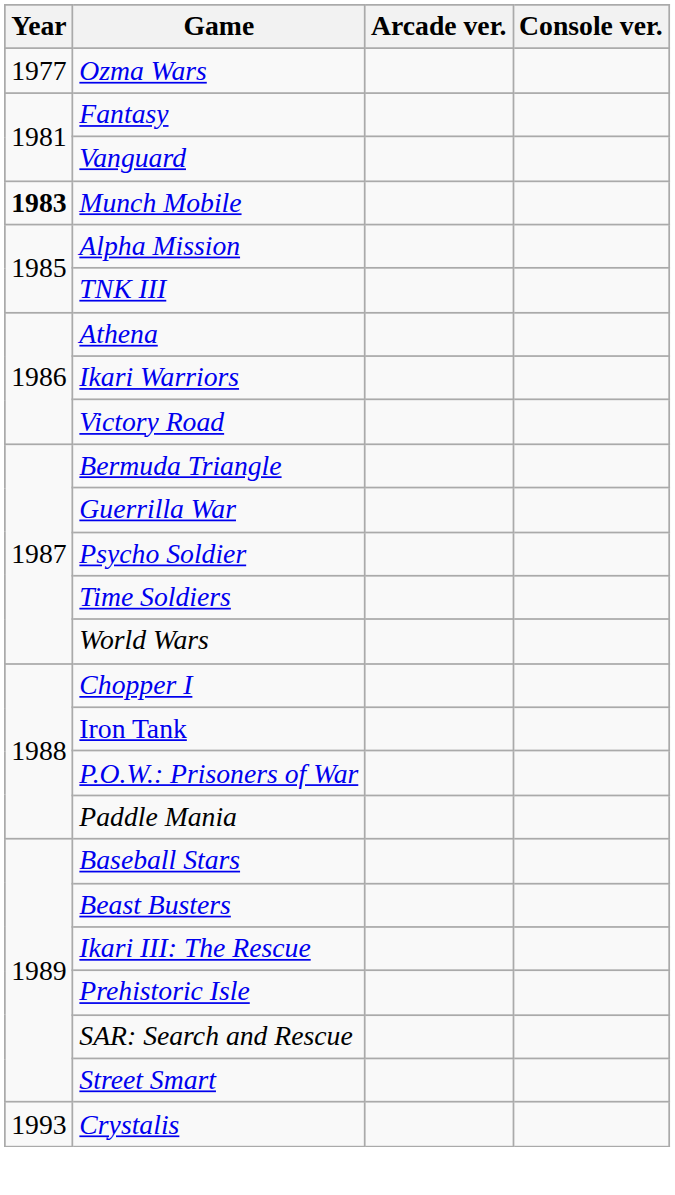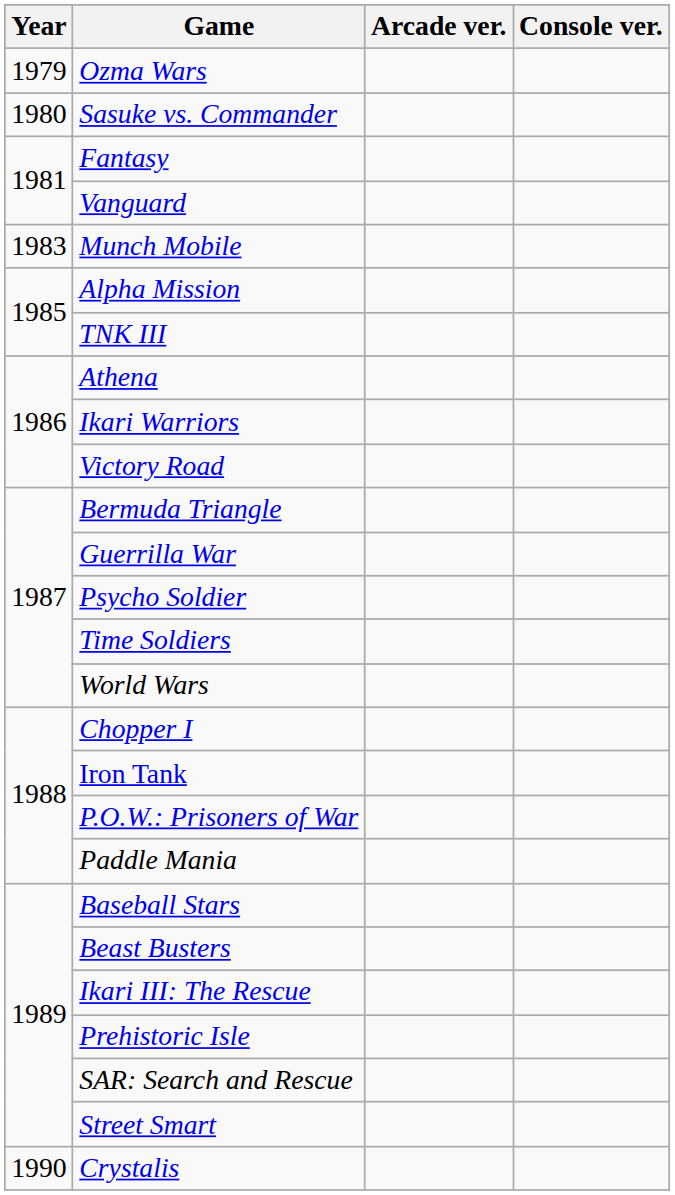(39, 70) 1977 -> (39, 70) 1979
+ row: (208, 114)
(39, 202) bold -> (39, 245) normal
(39, 1123) 1993 -> (39, 1167) 1990
